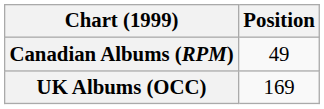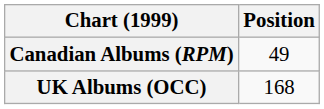(279, 86) 169 -> (279, 86) 168
